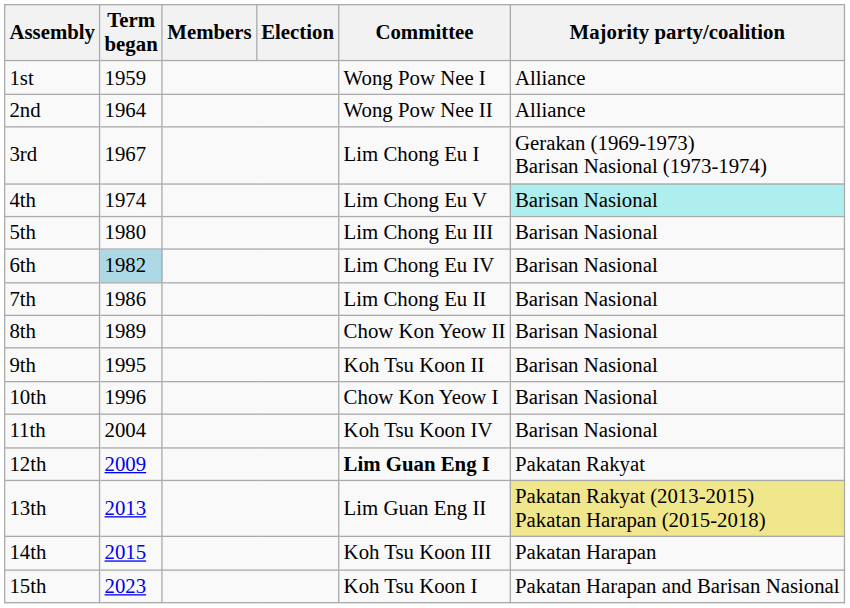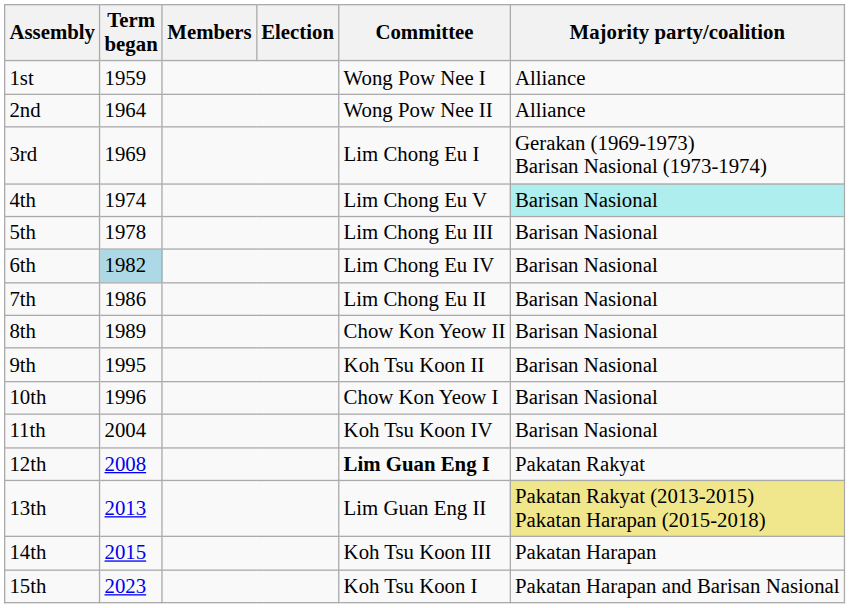(125, 155) 1967 -> (125, 155) 1969
(125, 232) 1980 -> (125, 232) 1978
(125, 463) 2009 -> (125, 463) 2008
